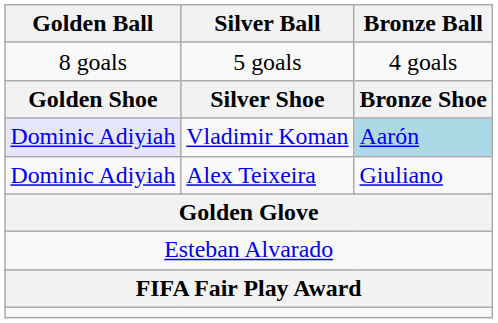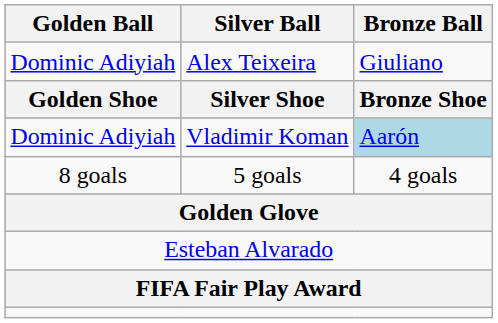rows swapped: (251, 174) <-> (267, 61)
(93, 136) lavender background -> (93, 136) no background
